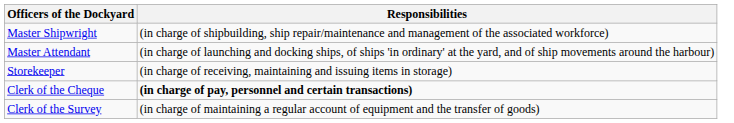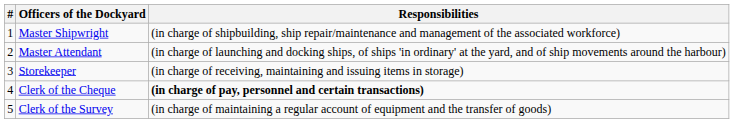+ column: (10, 14)
